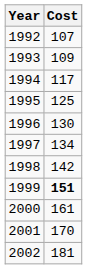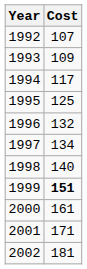(63, 124) 130 -> (63, 124) 132
(63, 167) 142 -> (63, 167) 140
(63, 232) 170 -> (63, 232) 171
